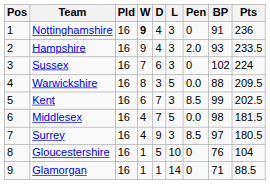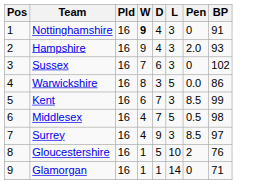- column: (249, 13)
(217, 83) 88 -> (217, 83) 86
(194, 118) 0.0 -> (194, 118) 0.5
(189, 153) 0 -> (189, 153) 2
